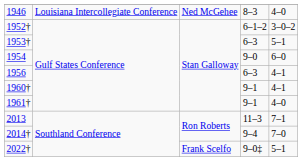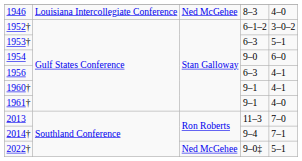(279, 118) 7–1 -> (279, 118) 7–0
(279, 133) 7–0 -> (279, 133) 7–1
(206, 149) Frank Scelfo -> (210, 149) Ned McGehee
